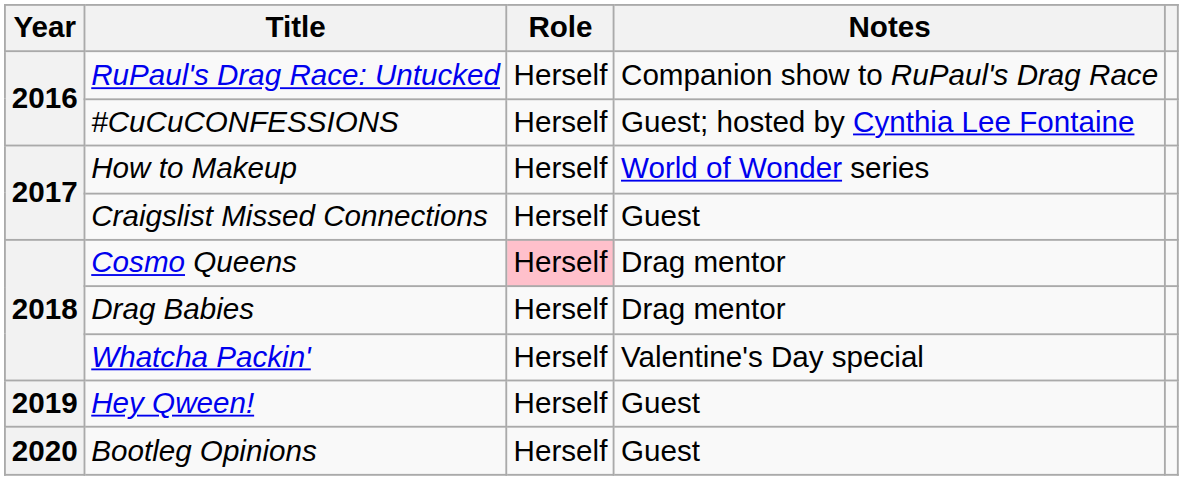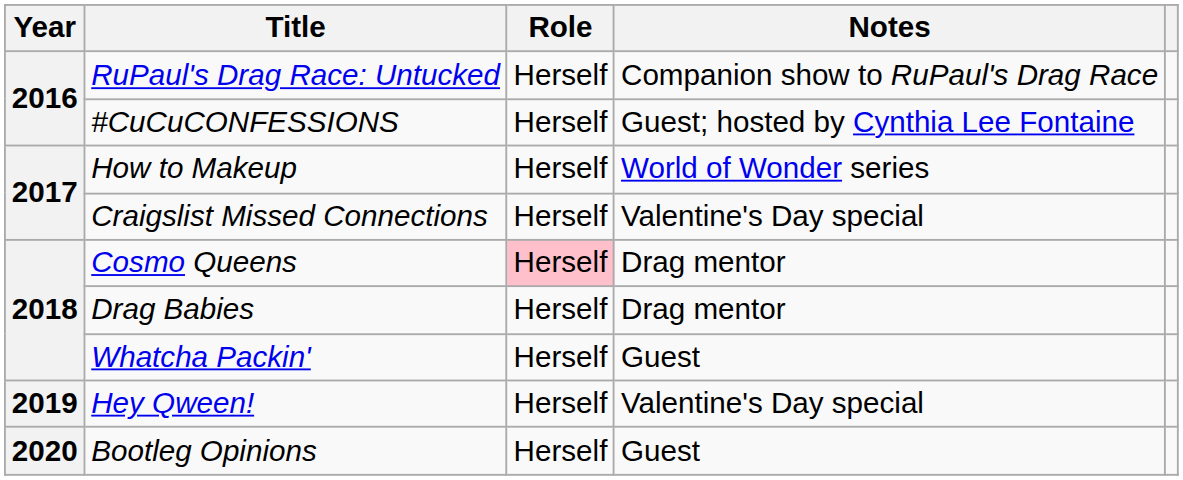(661, 215) Guest -> (772, 215) Valentine's Day special
(772, 356) Valentine's Day special -> (661, 356) Guest
(661, 403) Guest -> (772, 403) Valentine's Day special
